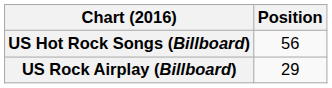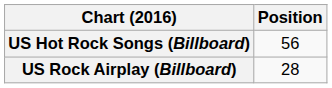(290, 69) 29 -> (290, 69) 28
